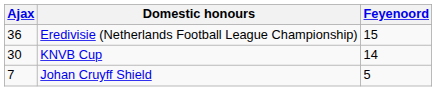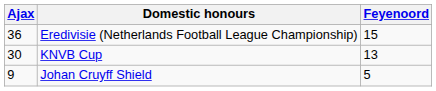(371, 55) 14 -> (371, 55) 13
(11, 75) 7 -> (11, 75) 9
